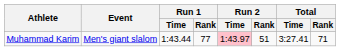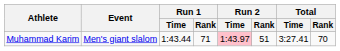(205, 39) 77 -> (205, 39) 71
(323, 39) 71 -> (323, 39) 70
